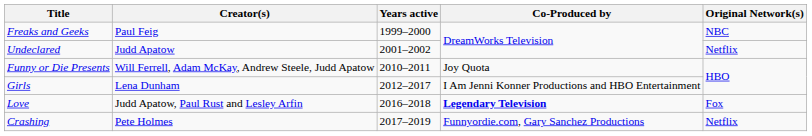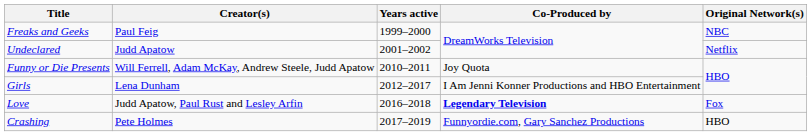(722, 121) Netflix -> (718, 121) HBO
